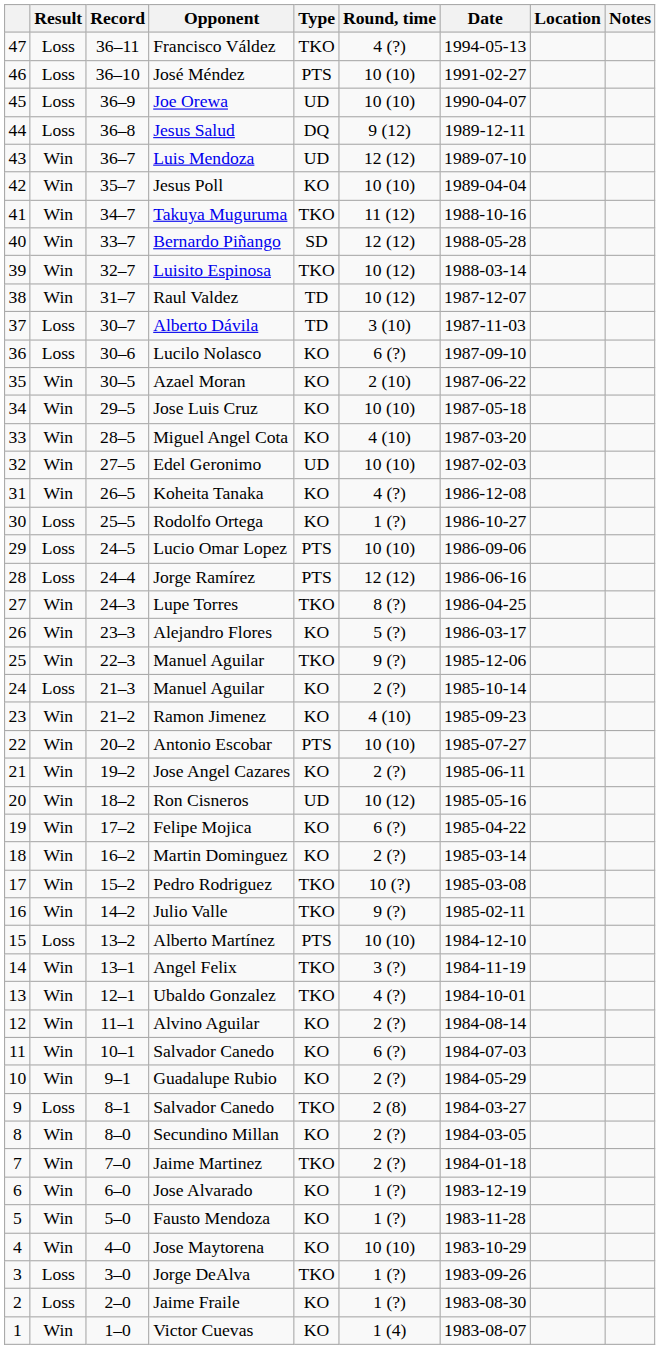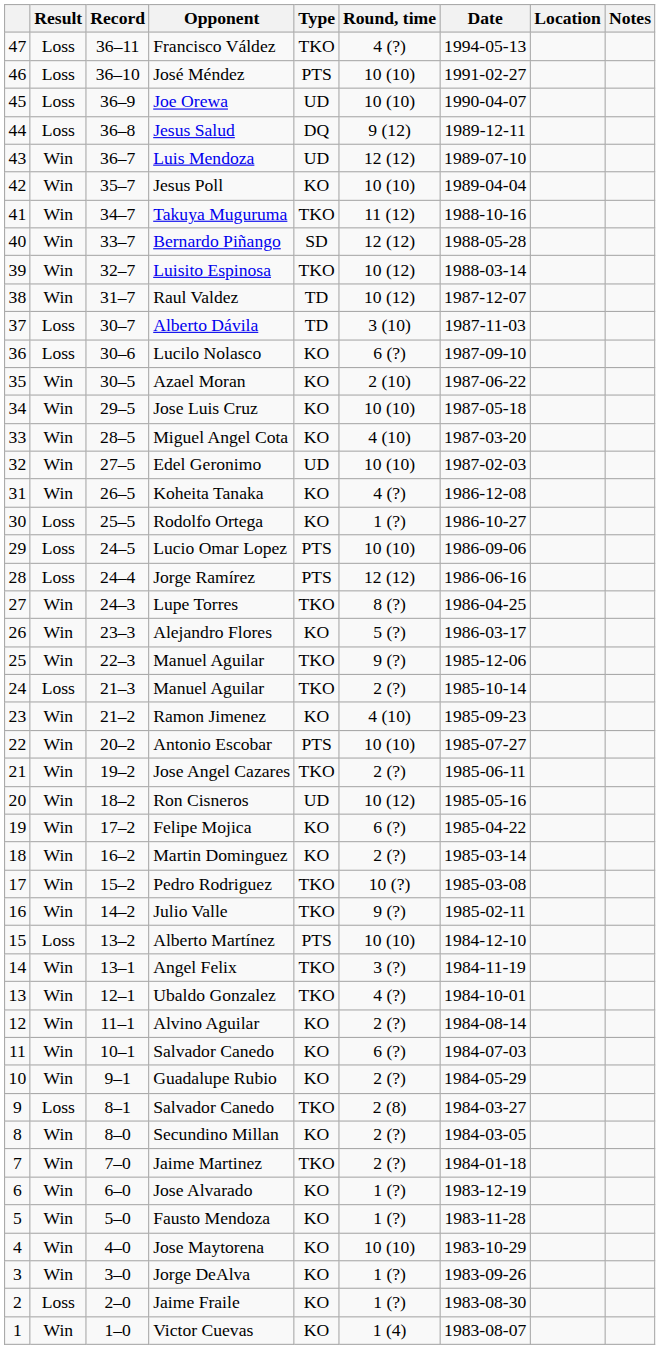(317, 688) KO -> (317, 688) TKO
(317, 772) KO -> (317, 772) TKO
(58, 1274) Loss -> (58, 1274) Win
(317, 1274) TKO -> (317, 1274) KO
